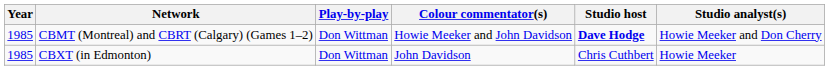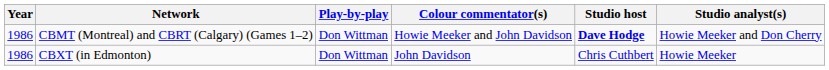(20, 34) 1985 -> (20, 34) 1986
(20, 55) 1985 -> (20, 55) 1986
